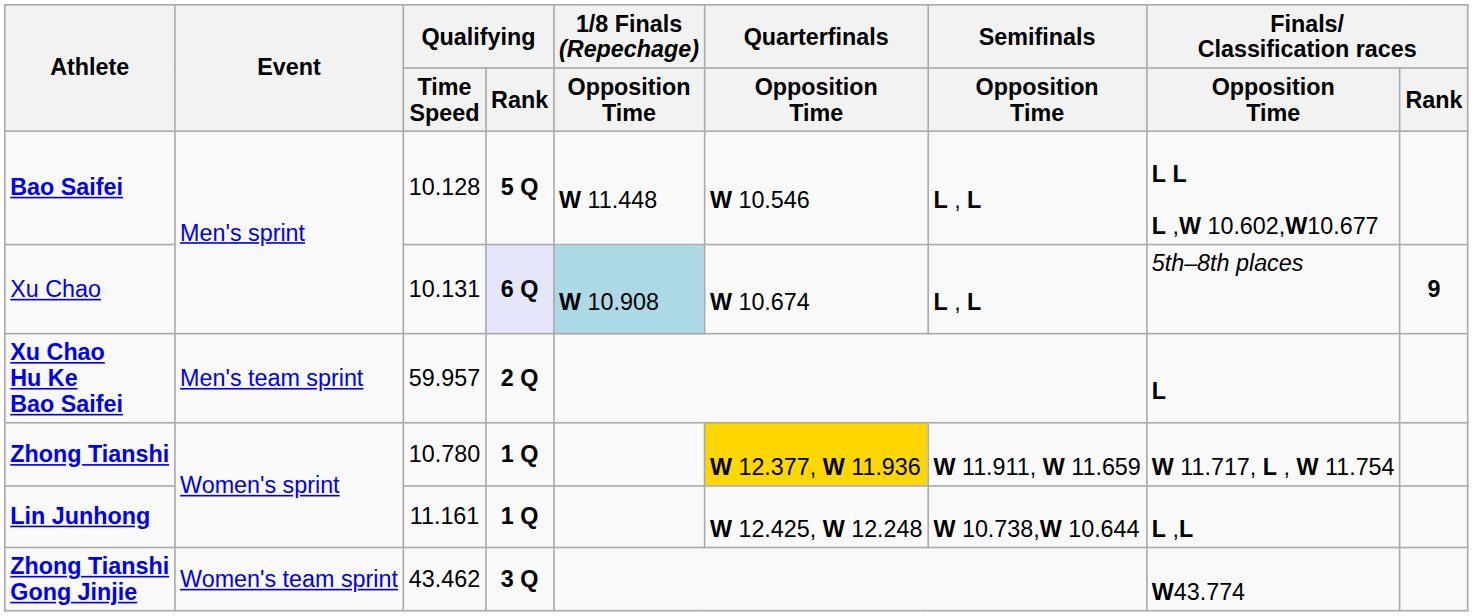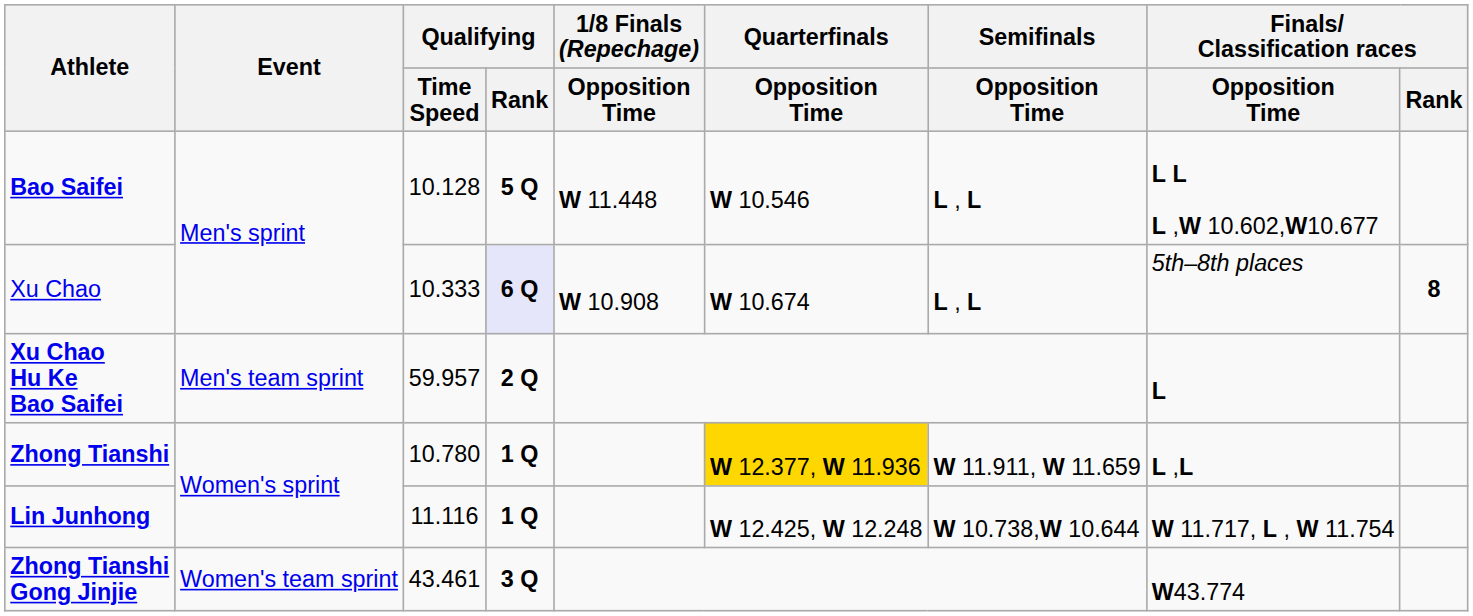(445, 290) 10.131 -> (445, 290) 10.333
(609, 303) lightblue background -> (609, 303) no background
(1434, 290) 9 -> (1434, 290) 8
(1273, 467) W 11.717, L , W 11.754 -> (1172, 467) L ,L
(445, 517) 11.161 -> (445, 517) 11.116
(1172, 530) L ,L -> (1273, 530) W 11.717, L , W 11.754
(445, 580) 43.462 -> (445, 580) 43.461
